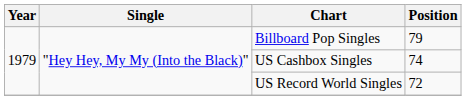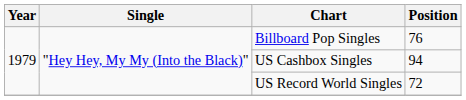(416, 38) 79 -> (416, 38) 76
(416, 60) 74 -> (416, 60) 94
